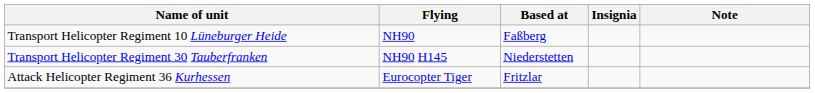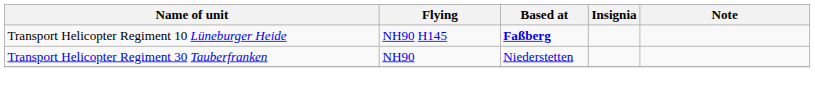(399, 35) NH90 -> (415, 35) NH90 H145
(525, 35) normal -> (527, 35) bold
(415, 56) NH90 H145 -> (399, 56) NH90
- row: (119, 77)
